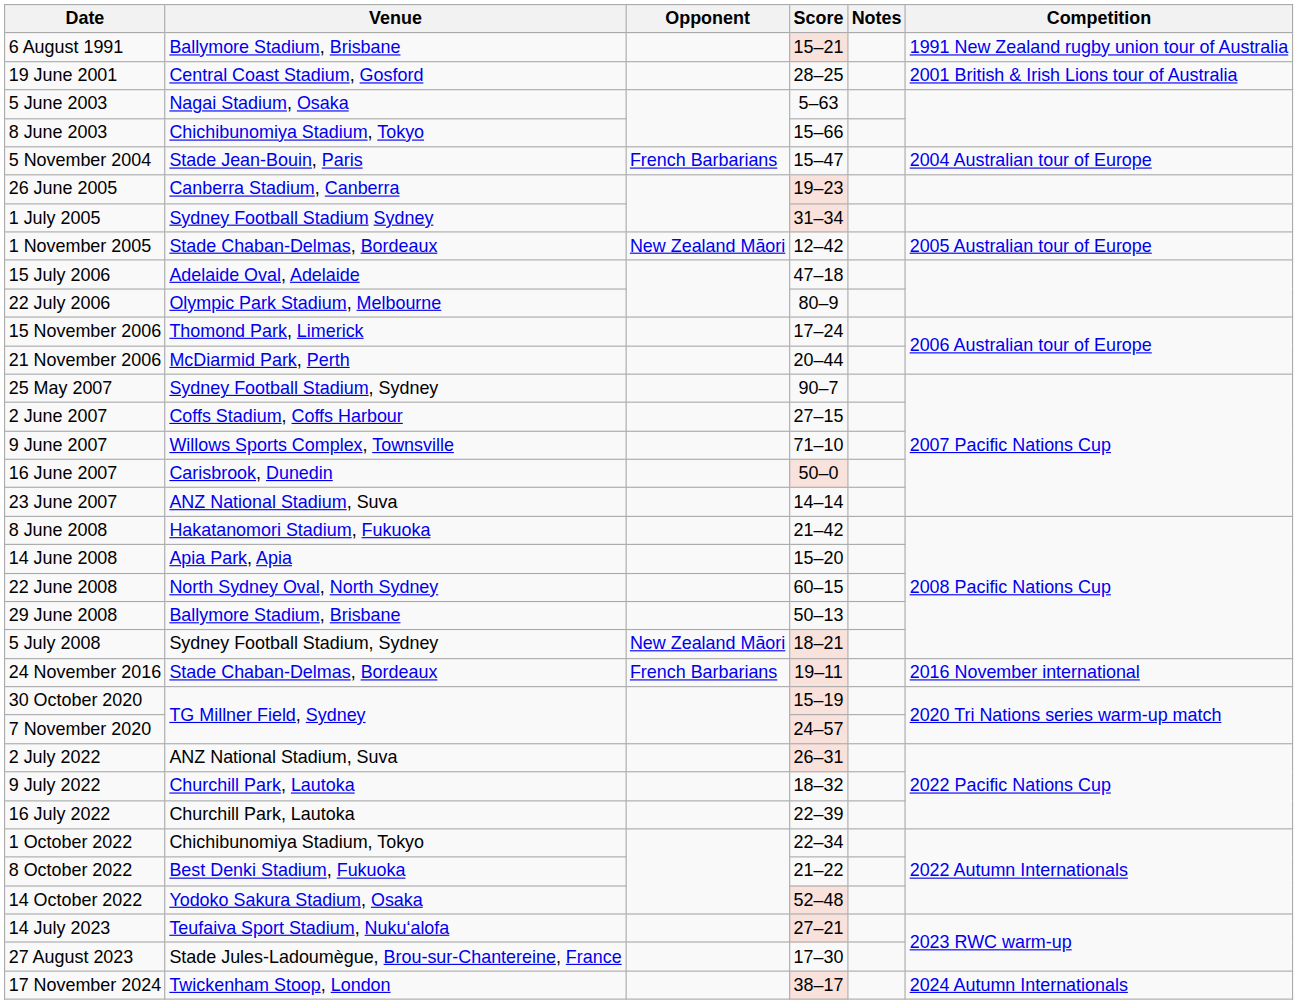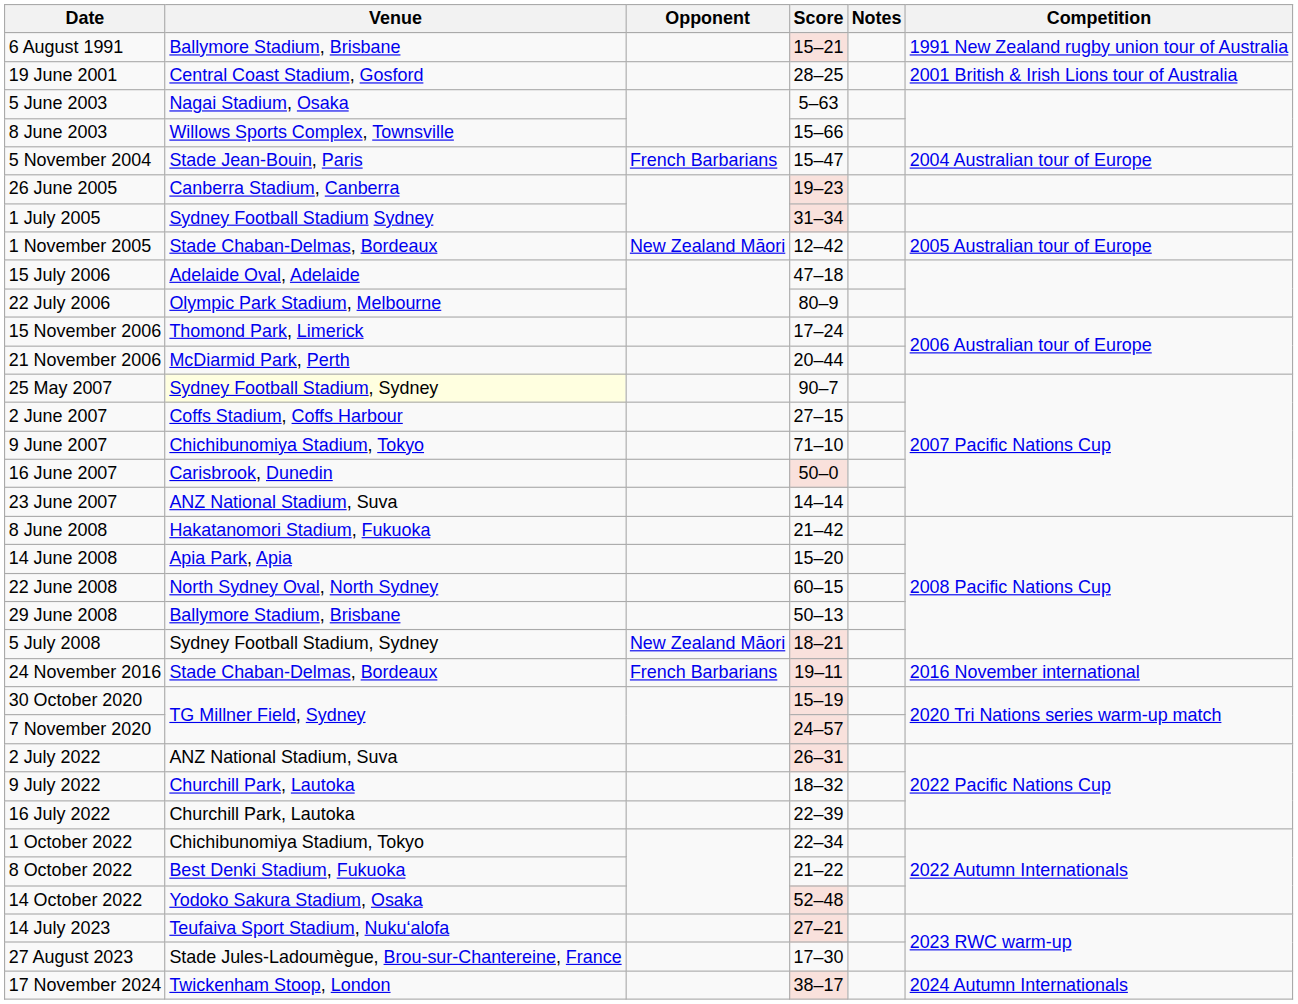(297, 132) Chichibunomiya Stadium, Tokyo -> (312, 132) Willows Sports Complex, Townsville
(304, 388) no background -> (304, 388) lightyellow background
(312, 445) Willows Sports Complex, Townsville -> (297, 445) Chichibunomiya Stadium, Tokyo
